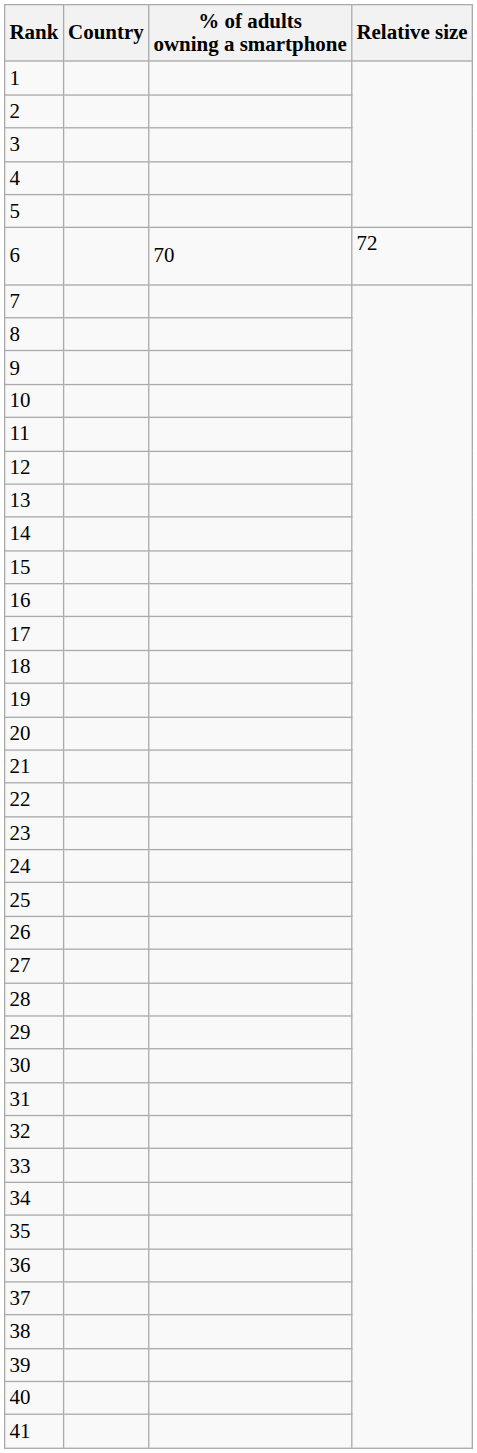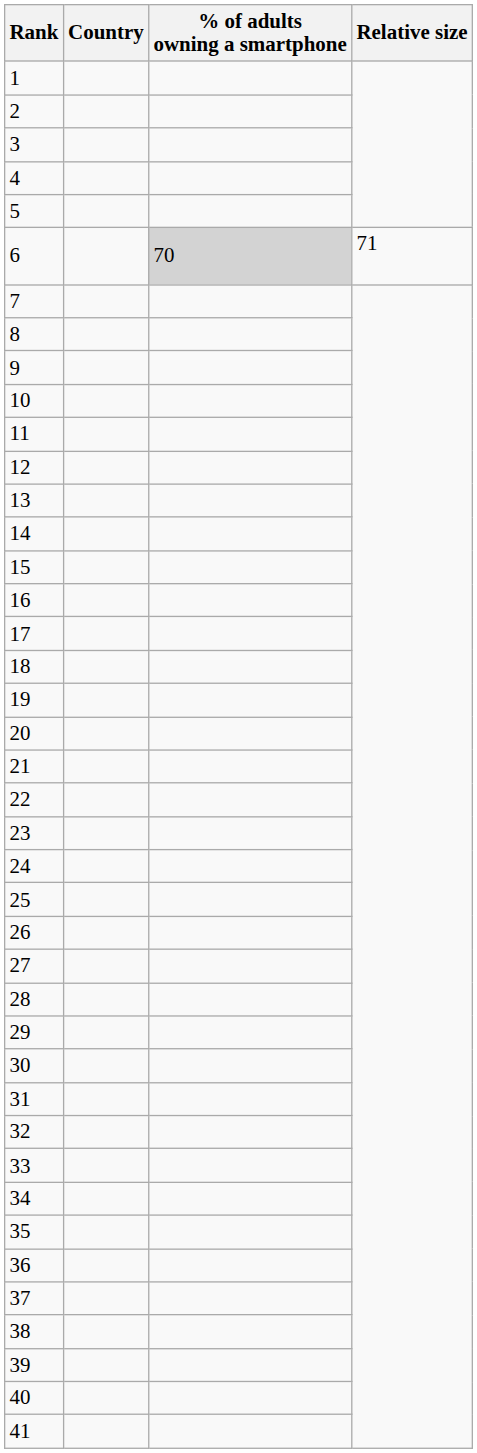(164, 255) no background -> (164, 255) lightgrey background
(412, 256) 72 -> (412, 256) 71
